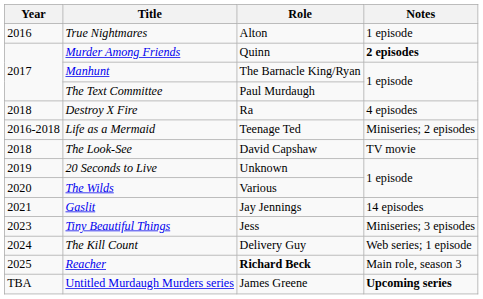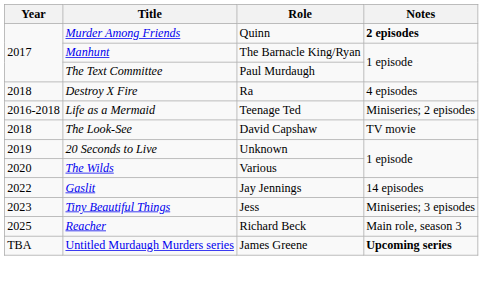- row: (106, 33)
(19, 206) 2021 -> (19, 187) 2022
- row: (102, 245)
(275, 264) bold -> (273, 226) normal
